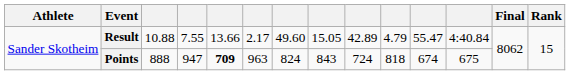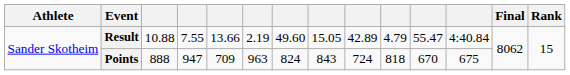(258, 37) 2.17 -> (258, 37) 2.19
(225, 59) bold -> (225, 59) normal
(428, 59) 674 -> (428, 59) 670
